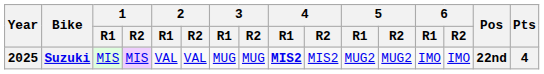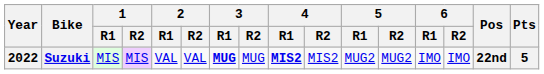(23, 58) 2025 -> (23, 58) 2022
(224, 58) normal -> (224, 58) bold
(525, 58) 4 -> (525, 58) 5
